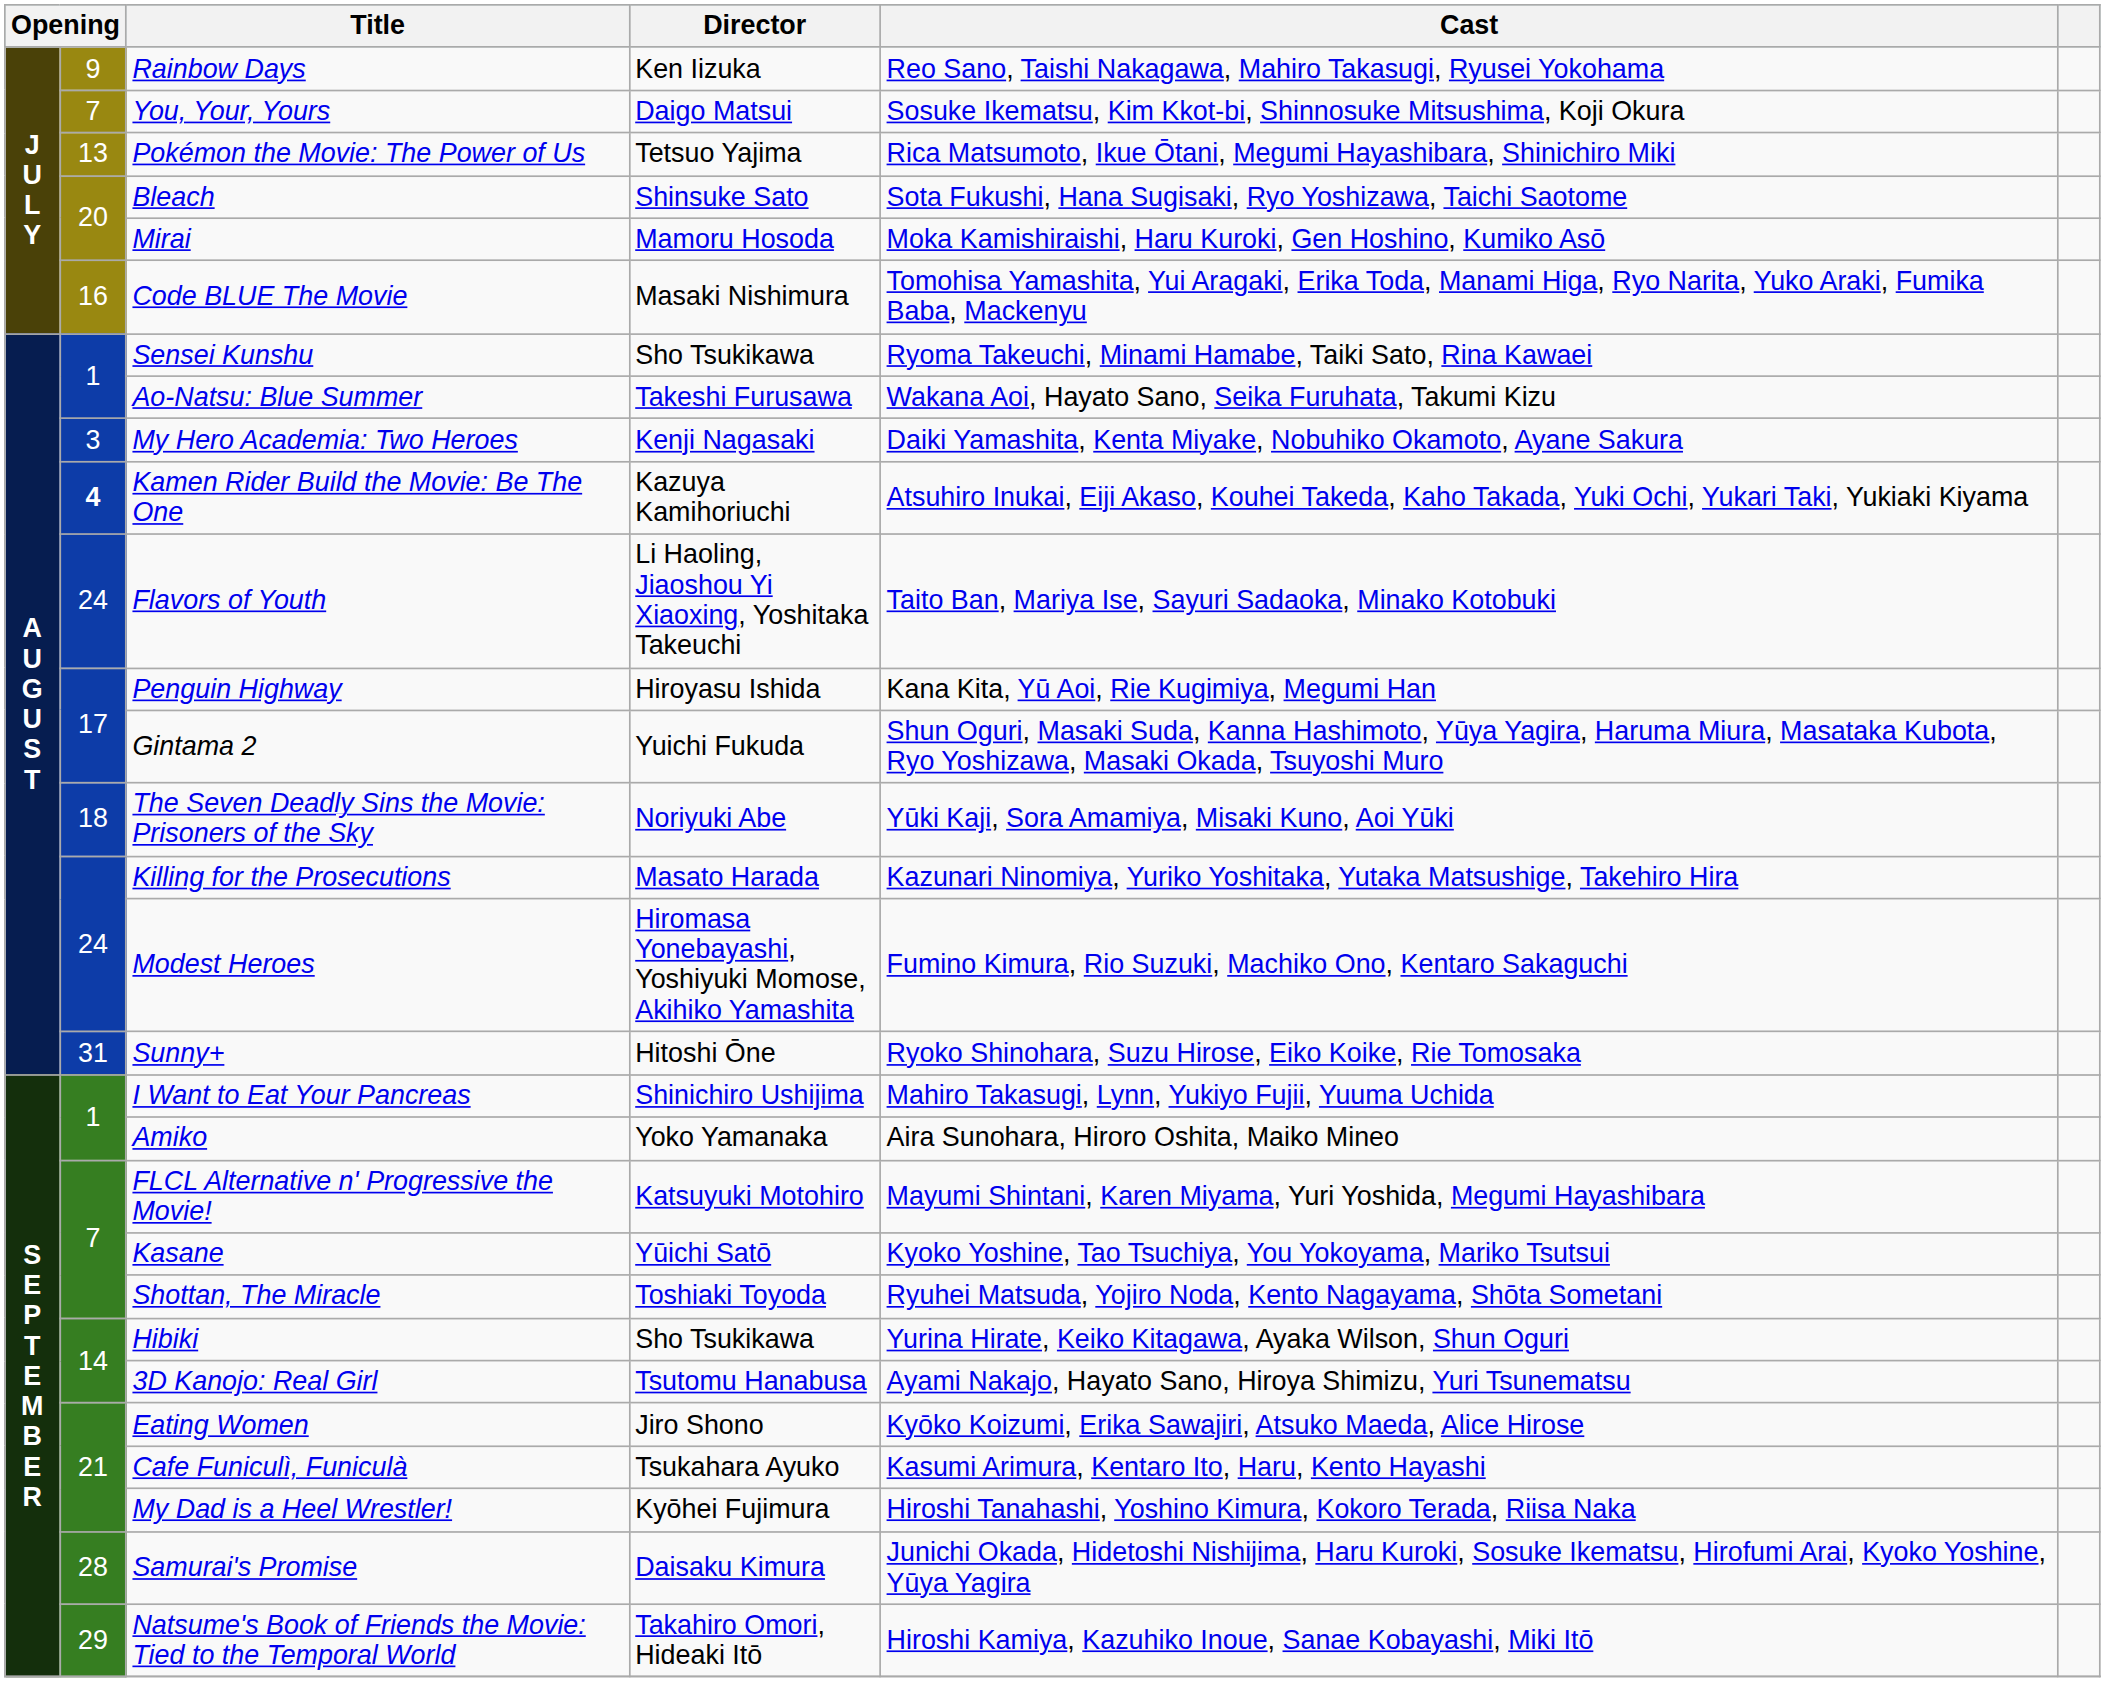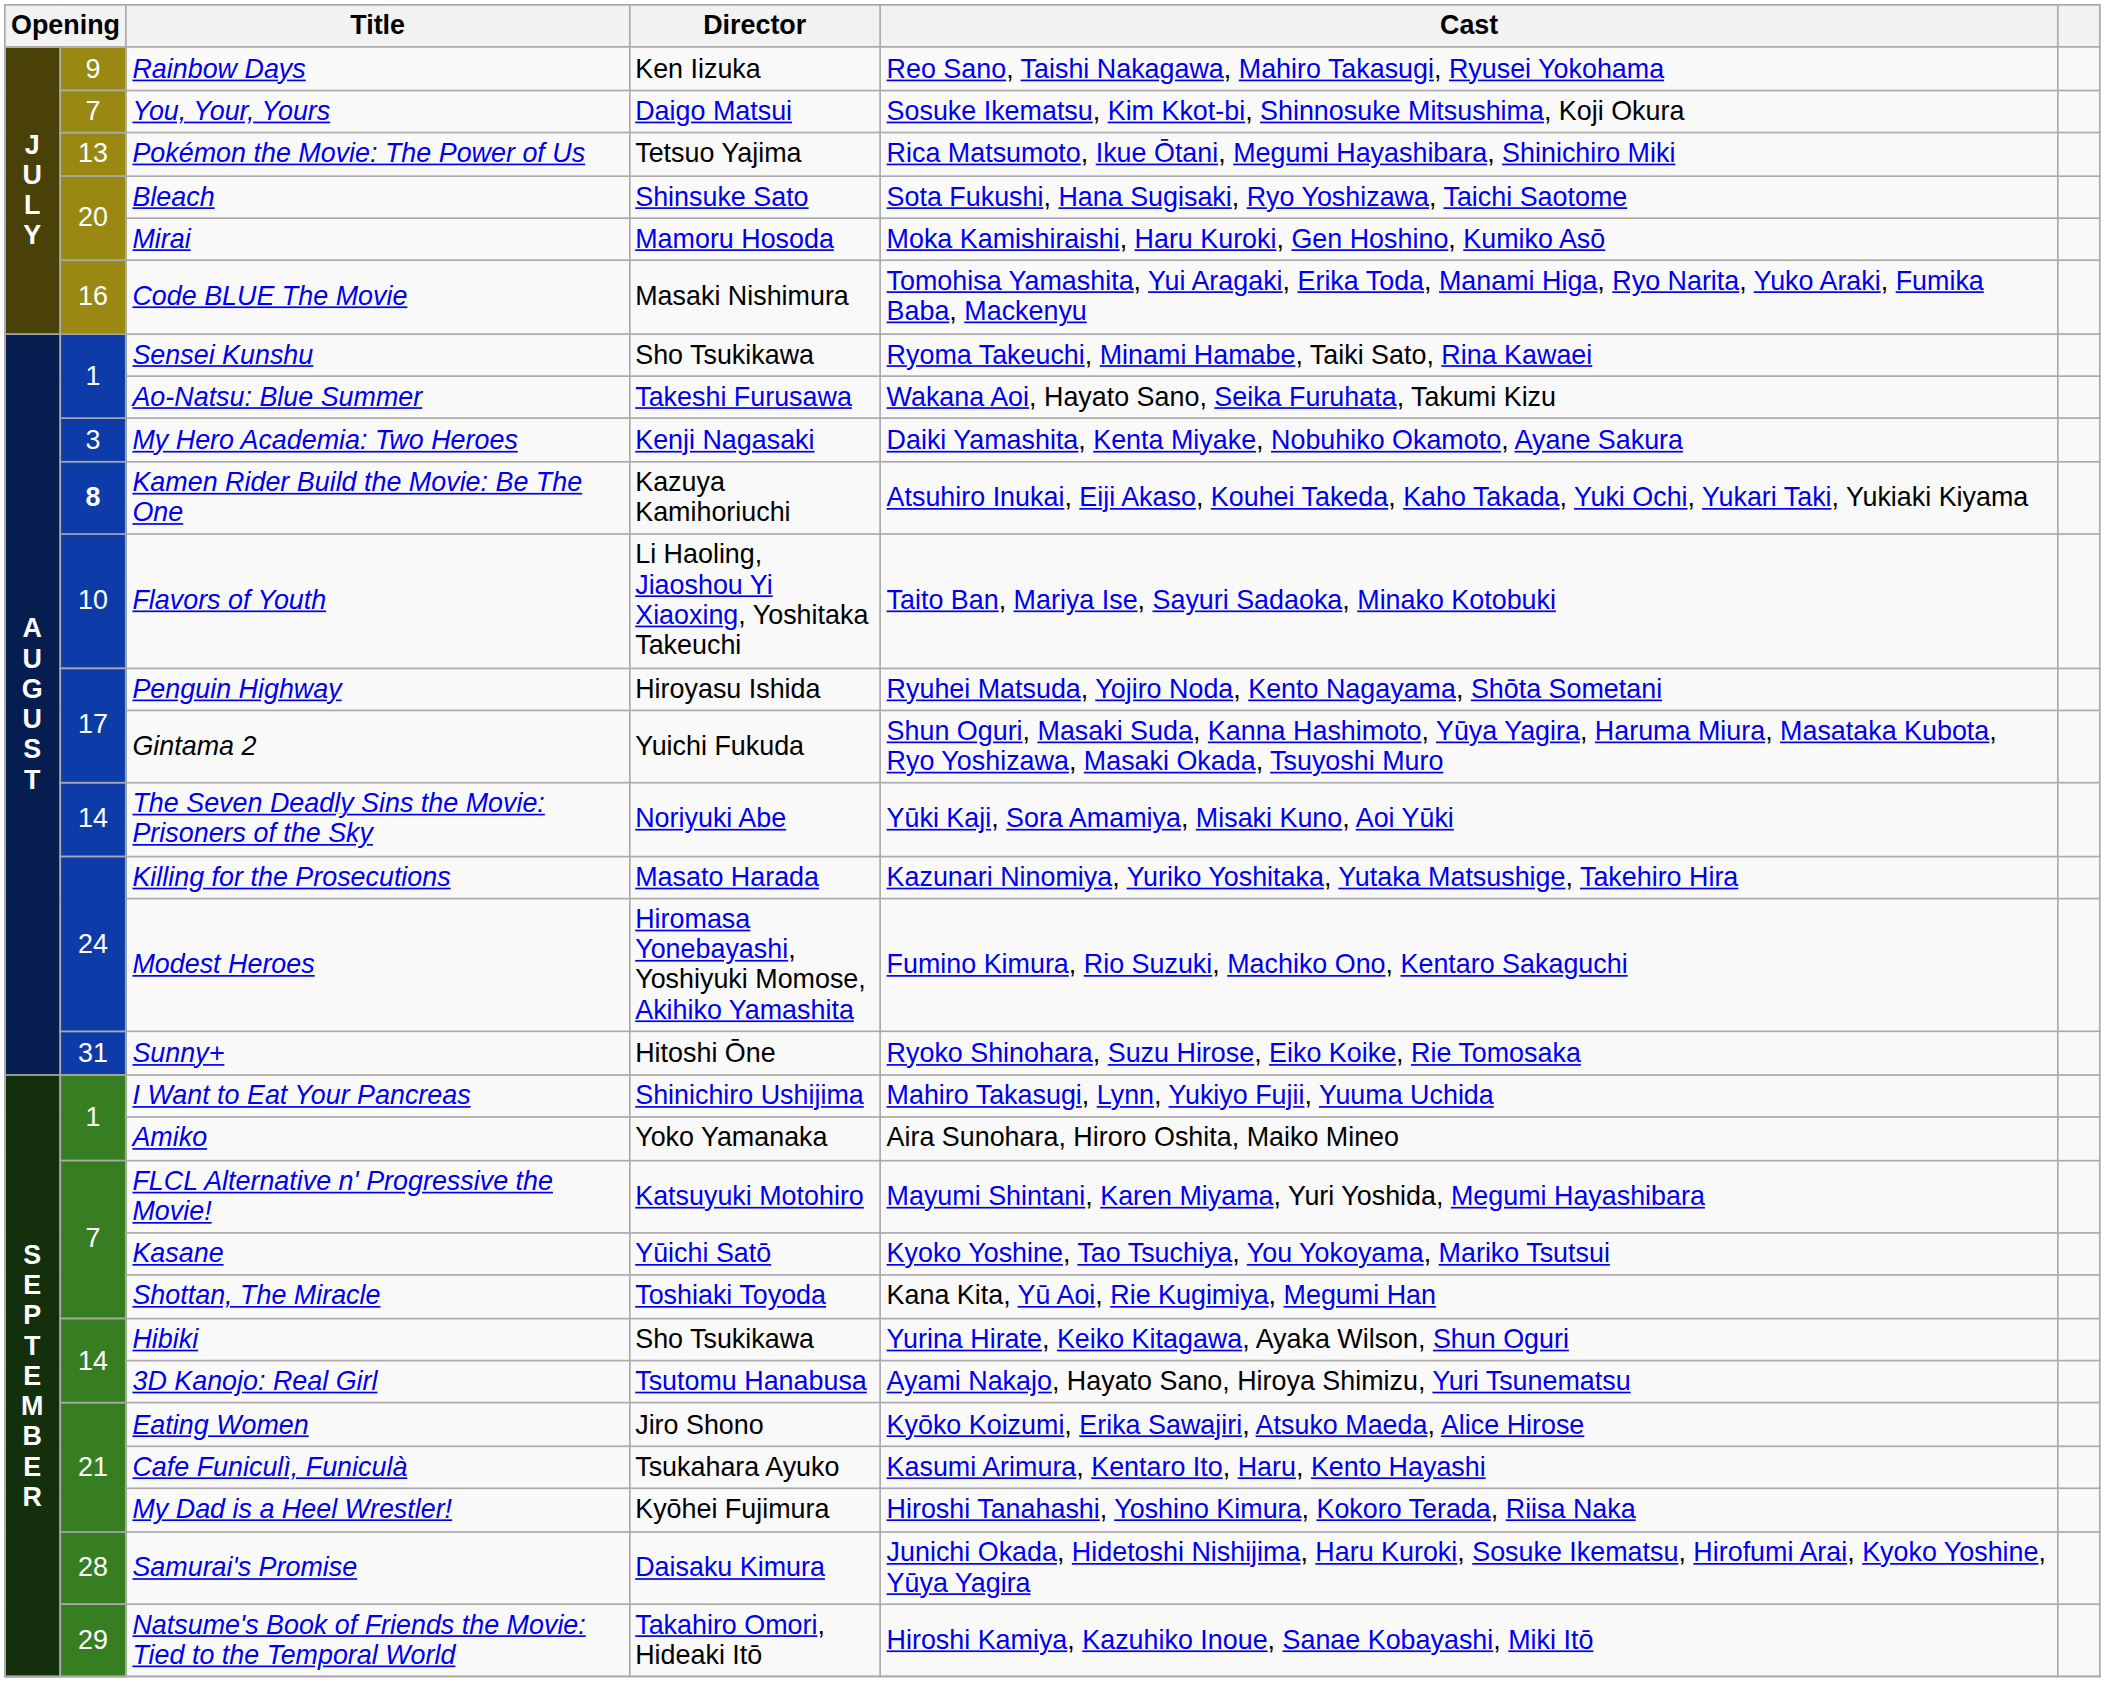(93, 497) 4 -> (93, 497) 8
(93, 600) 24 -> (93, 600) 10
(1161, 688) Kana Kita, Yū Aoi, Rie Kugimiya, Megumi Han -> (1274, 688) Ryuhei Matsuda, Yojiro Noda, Kento Nagayama, Shōta Sometani
(93, 819) 18 -> (93, 819) 14
(1274, 1296) Ryuhei Matsuda, Yojiro Noda, Kento Nagayama, Shōta Sometani -> (1161, 1296) Kana Kita, Yū Aoi, Rie Kugimiya, Megumi Han
